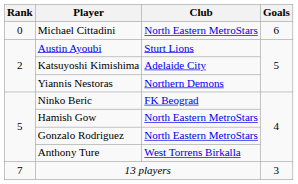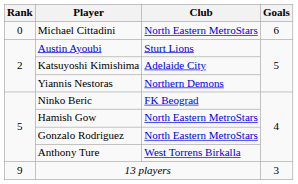(20, 170) 7 -> (20, 170) 9
